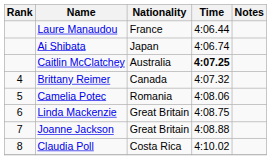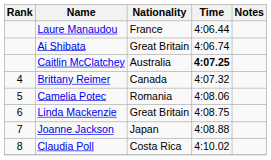(144, 46) Japan -> (159, 46) Great Britain
(159, 130) Great Britain -> (144, 130) Japan
